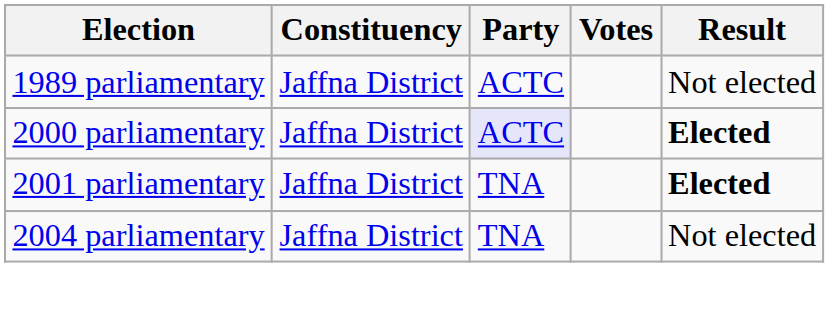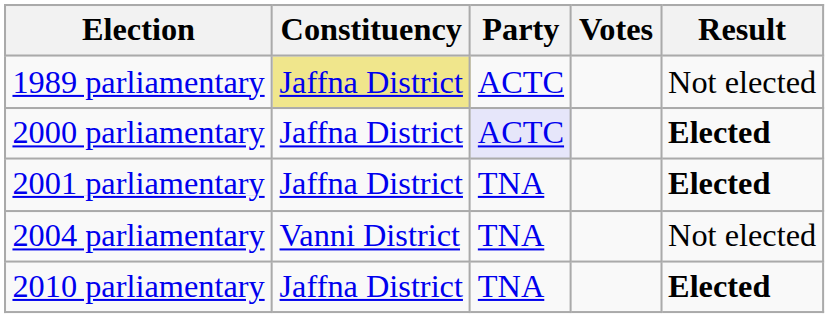(371, 81) no background -> (371, 81) khaki background
(371, 235) Jaffna District -> (370, 235) Vanni District
+ row: (139, 286)
